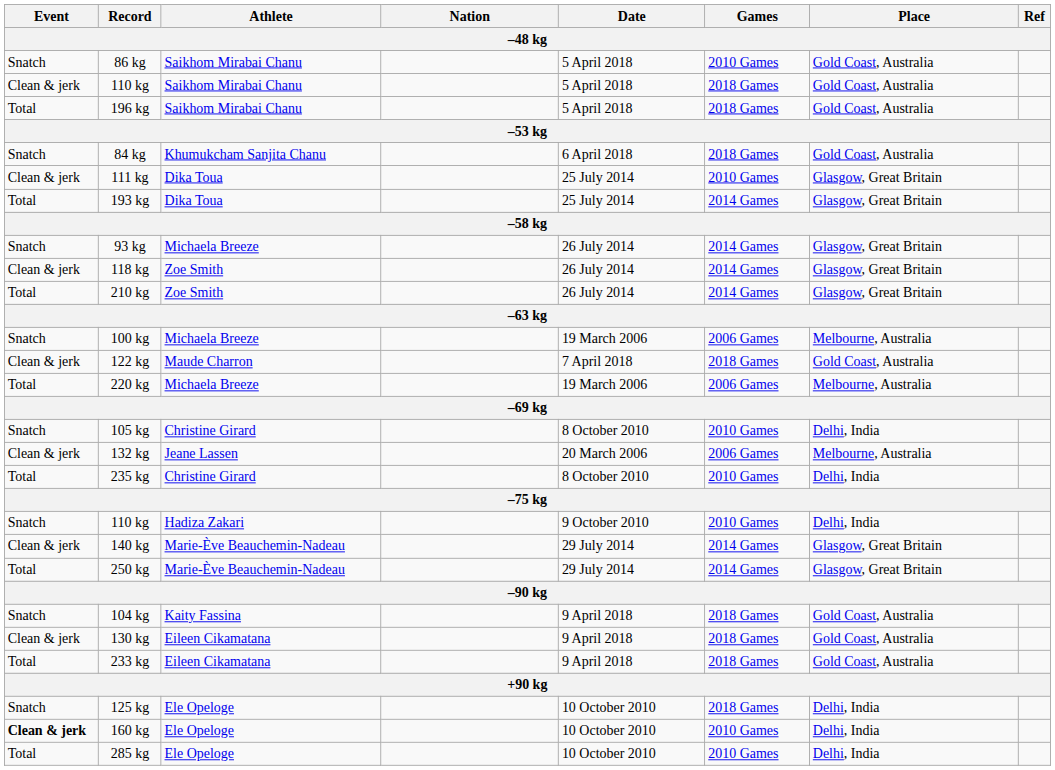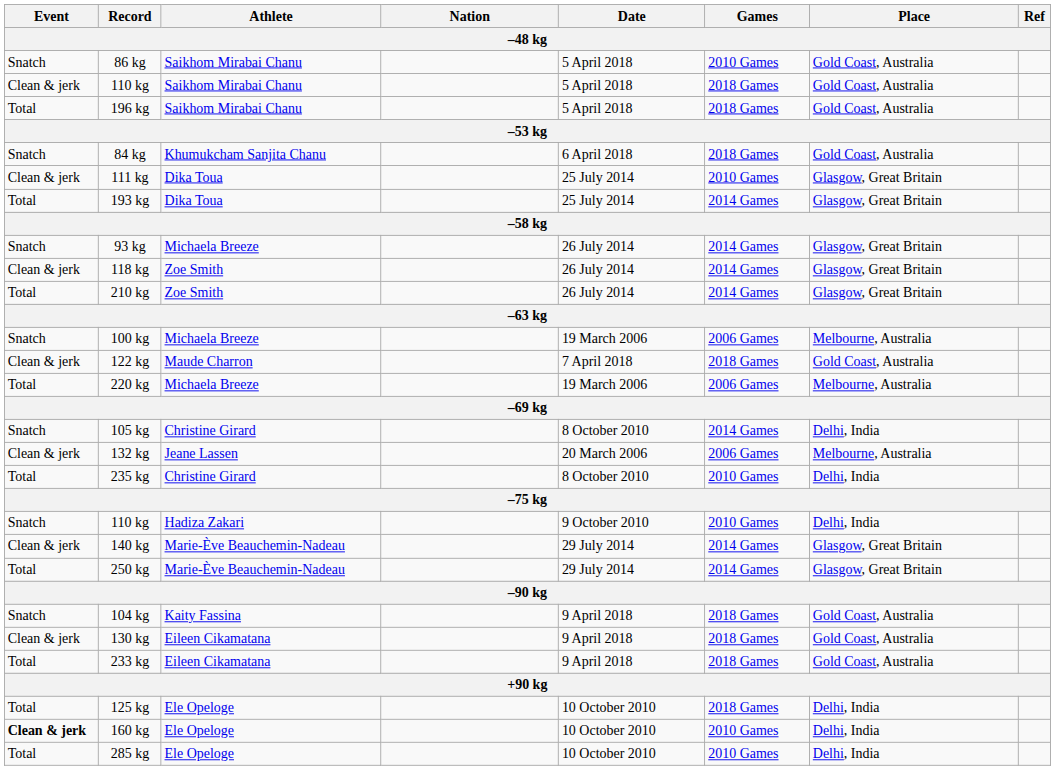(743, 431) 2010 Games -> (743, 431) 2014 Games
(27, 707) Snatch -> (22, 707) Total
